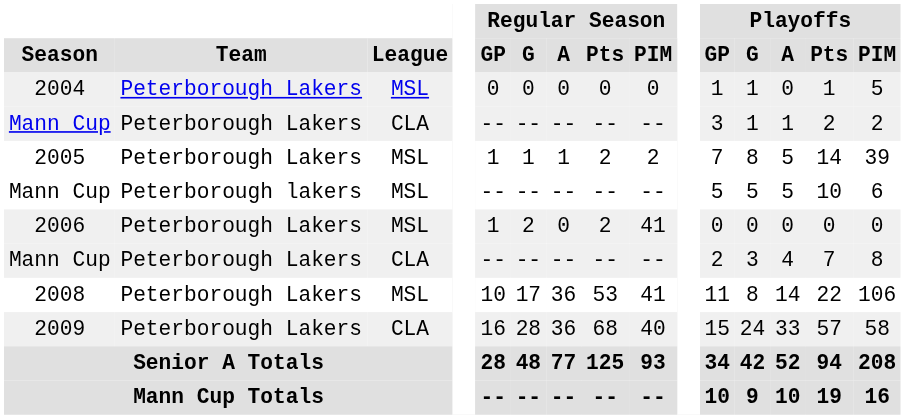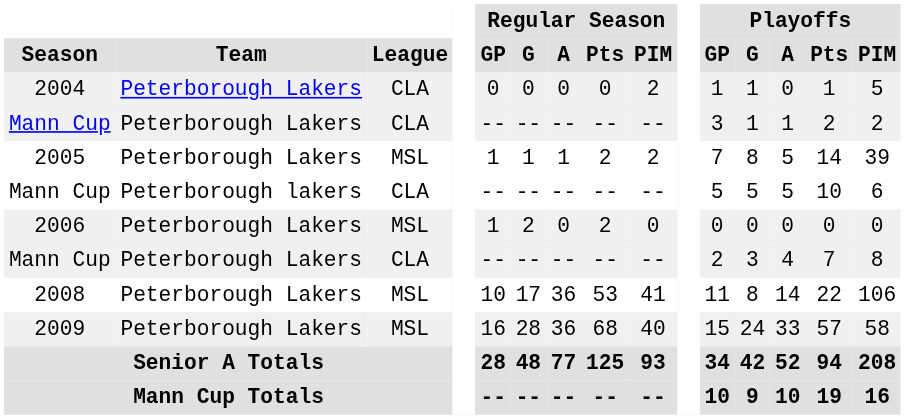(410, 90) MSL -> (410, 90) CLA
(653, 90) 0 -> (653, 90) 2
(410, 192) MSL -> (410, 192) CLA
(653, 226) 41 -> (653, 226) 0
(410, 329) CLA -> (410, 329) MSL
